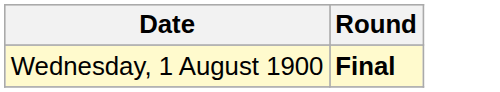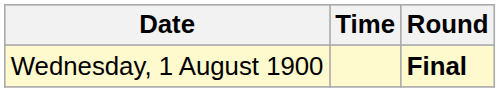+ column: (365, 24)
